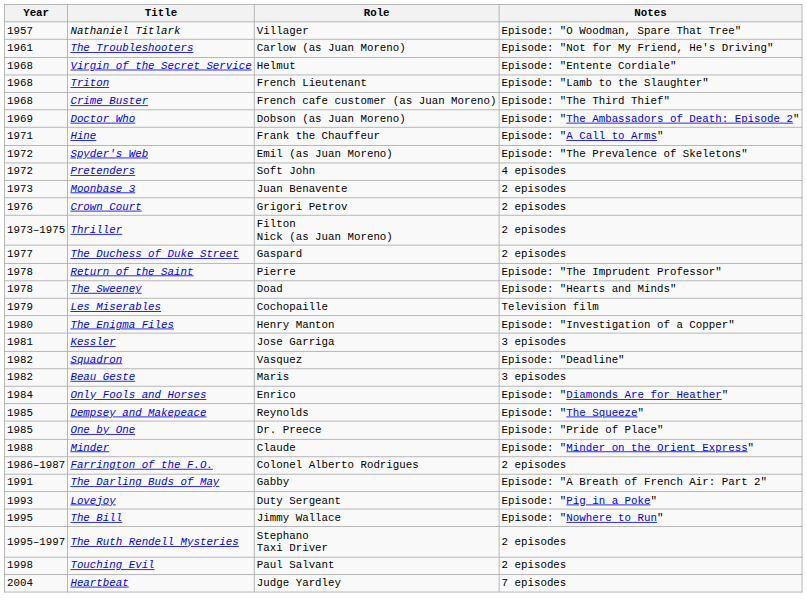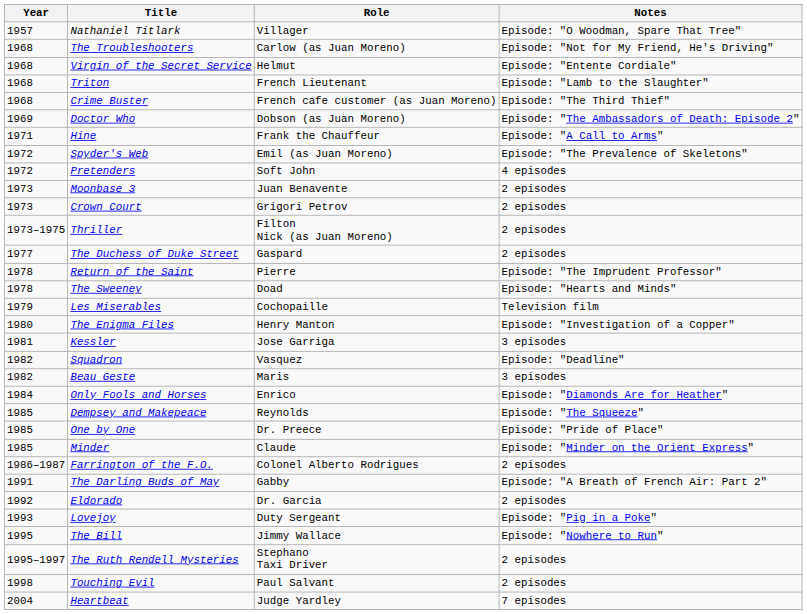(20, 48) 1961 -> (20, 48) 1968
(20, 207) 1976 -> (20, 207) 1973
(20, 448) 1988 -> (20, 448) 1985
+ row: (96, 500)
